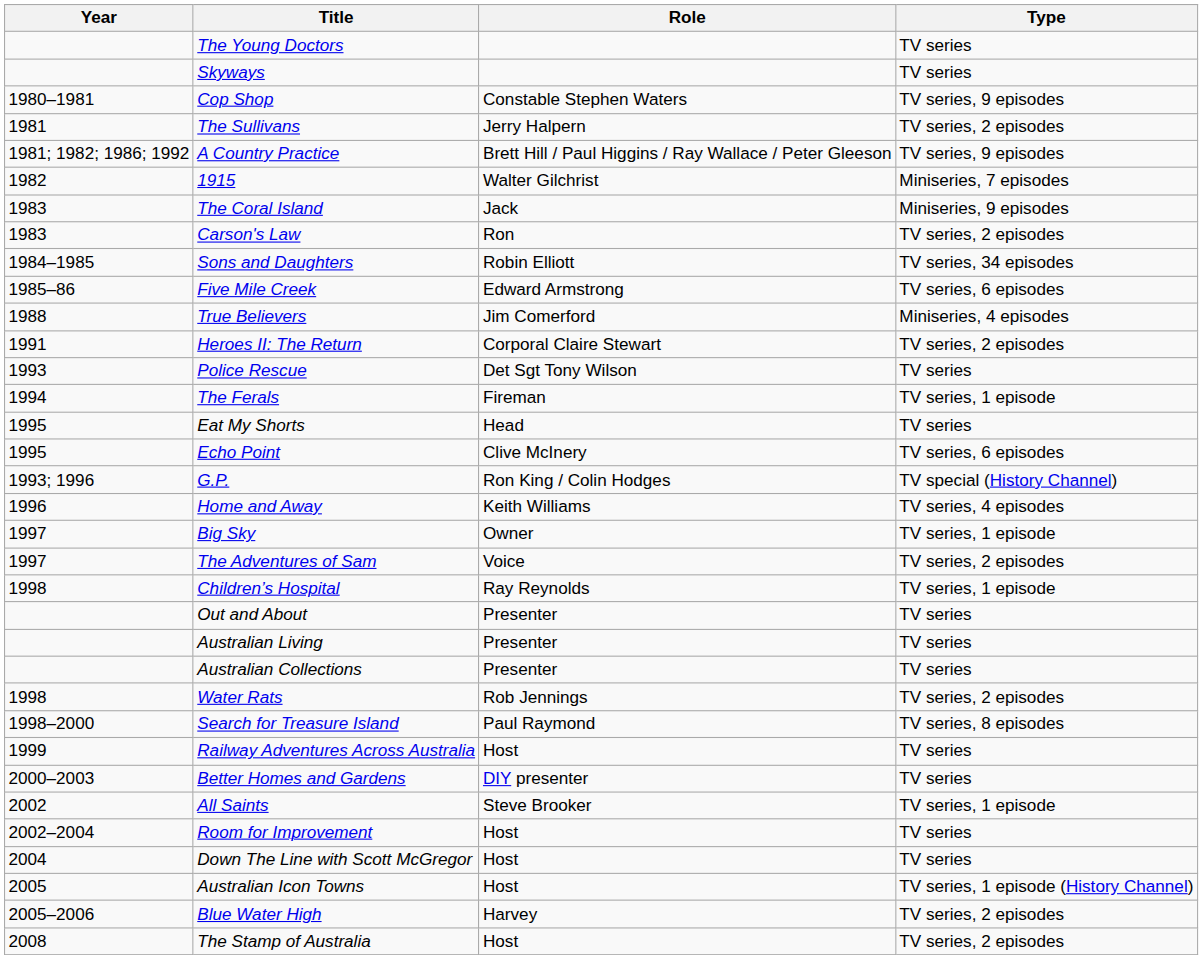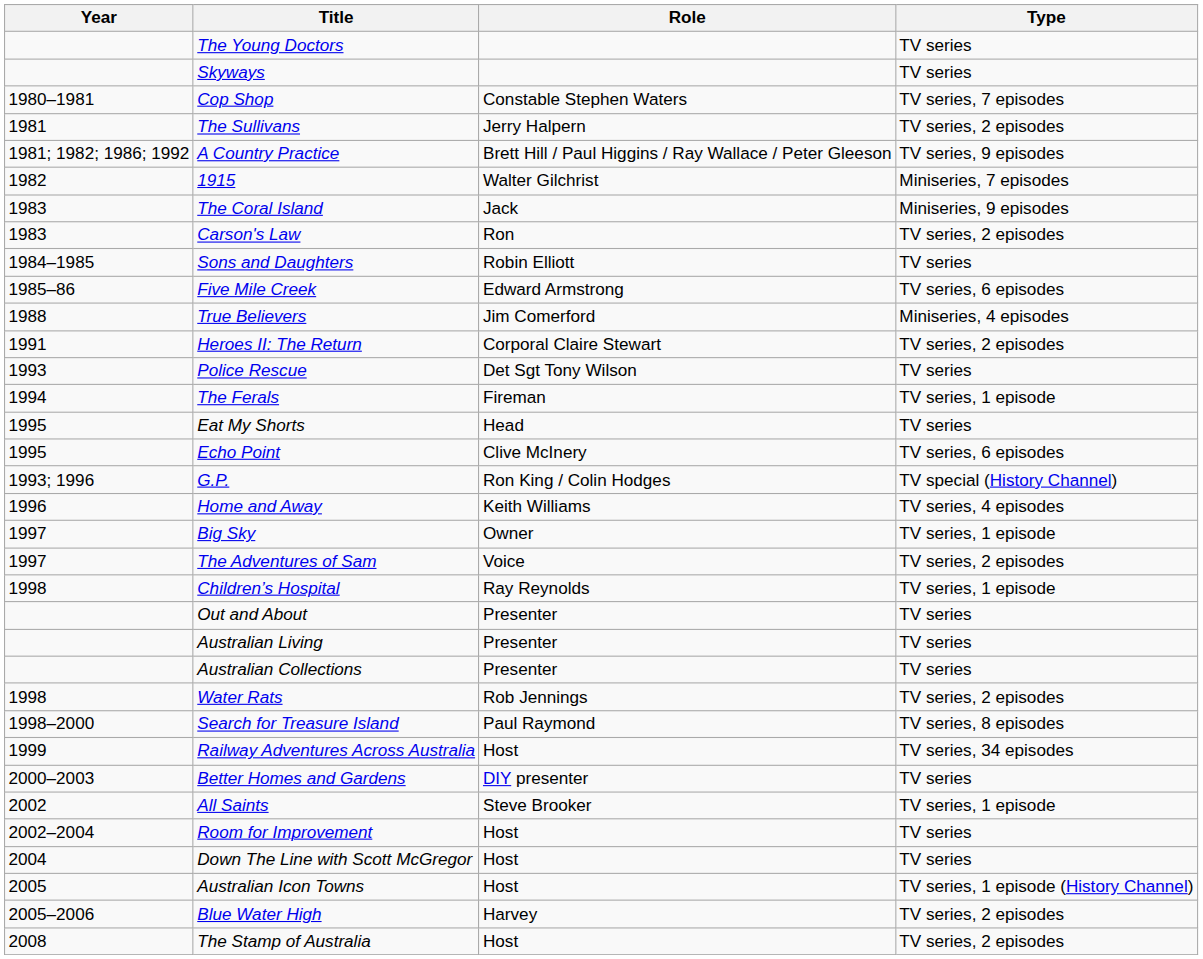(982, 99) TV series, 9 episodes -> (982, 99) TV series, 7 episodes
(986, 262) TV series, 34 episodes -> (936, 262) TV series
(936, 751) TV series -> (986, 751) TV series, 34 episodes
